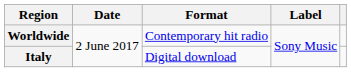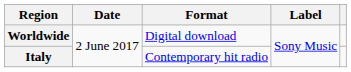(206, 35) Contemporary hit radio -> (191, 35) Digital download
(191, 56) Digital download -> (206, 56) Contemporary hit radio
